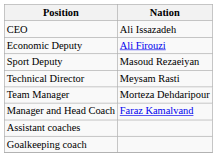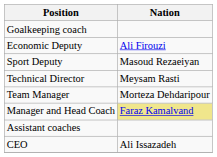rows swapped: (17, 29) <-> (47, 144)
(157, 111) no background -> (157, 111) khaki background
